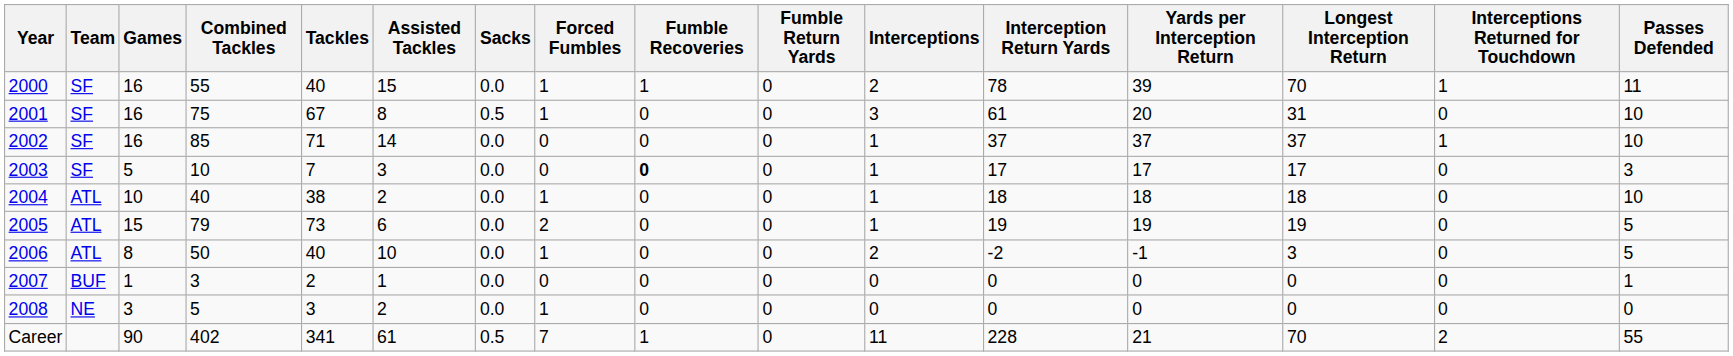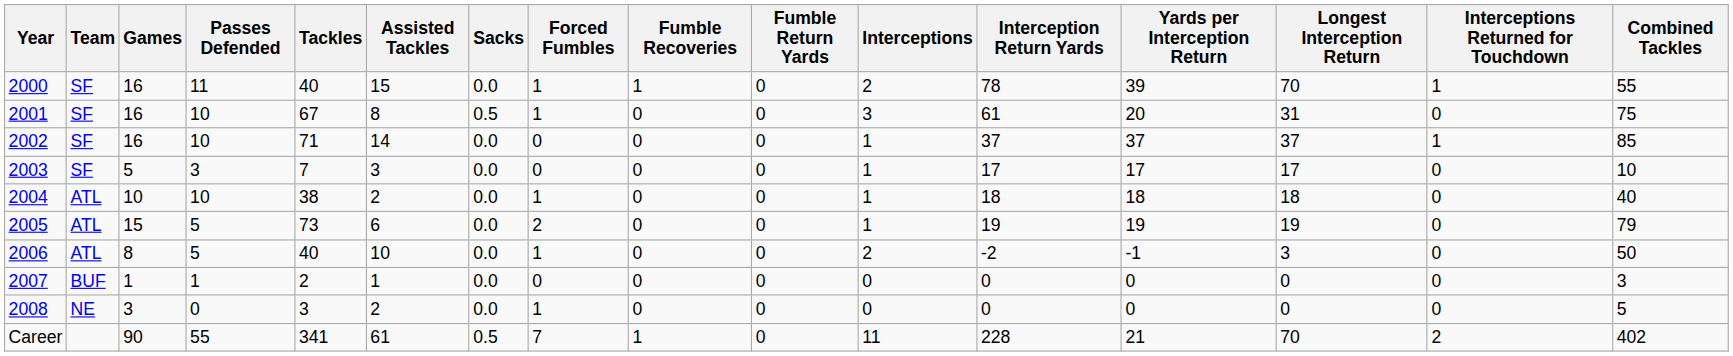columns swapped: (244, 38) <-> (1674, 38)
(644, 169) bold -> (638, 169) normal
